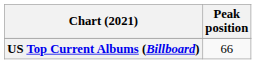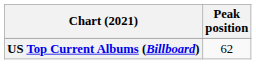(227, 48) 66 -> (227, 48) 62
